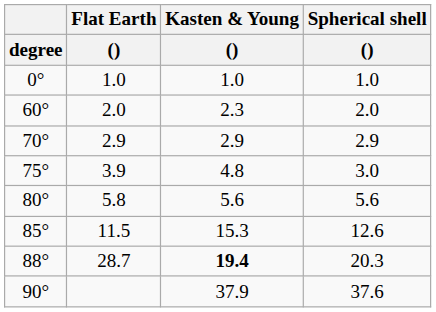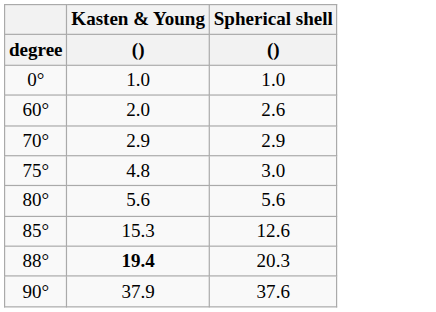- column: (114, 49)
(232, 110) 2.3 -> (138, 110) 2.0
(367, 110) 2.0 -> (273, 110) 2.6
